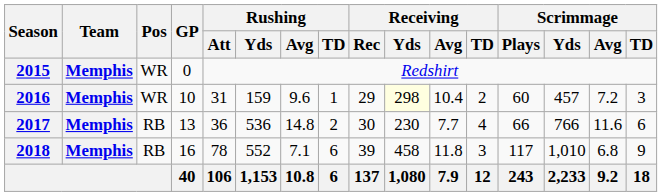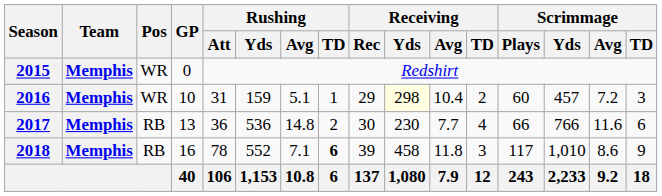(300, 97) 9.6 -> (300, 97) 5.1
(334, 151) normal -> (334, 151) bold
(608, 151) 6.8 -> (608, 151) 8.6
